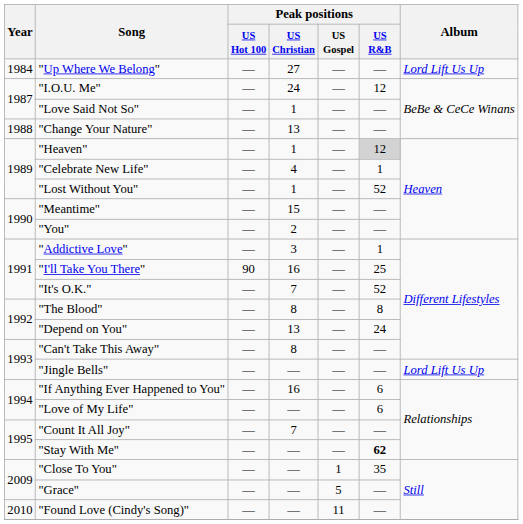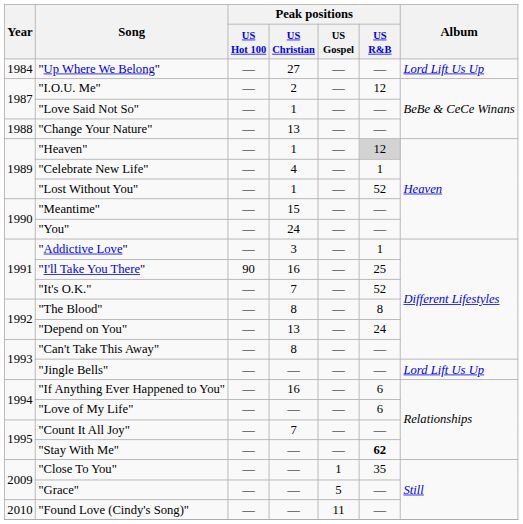(294, 88) 24 -> (294, 88) 2
(294, 229) 2 -> (294, 229) 24
